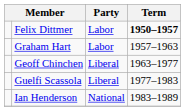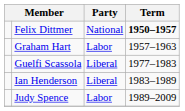(101, 30) Labor -> (105, 30) National
- row: (49, 64)
(106, 98) National -> (102, 81) Liberal
+ row: (41, 98)
